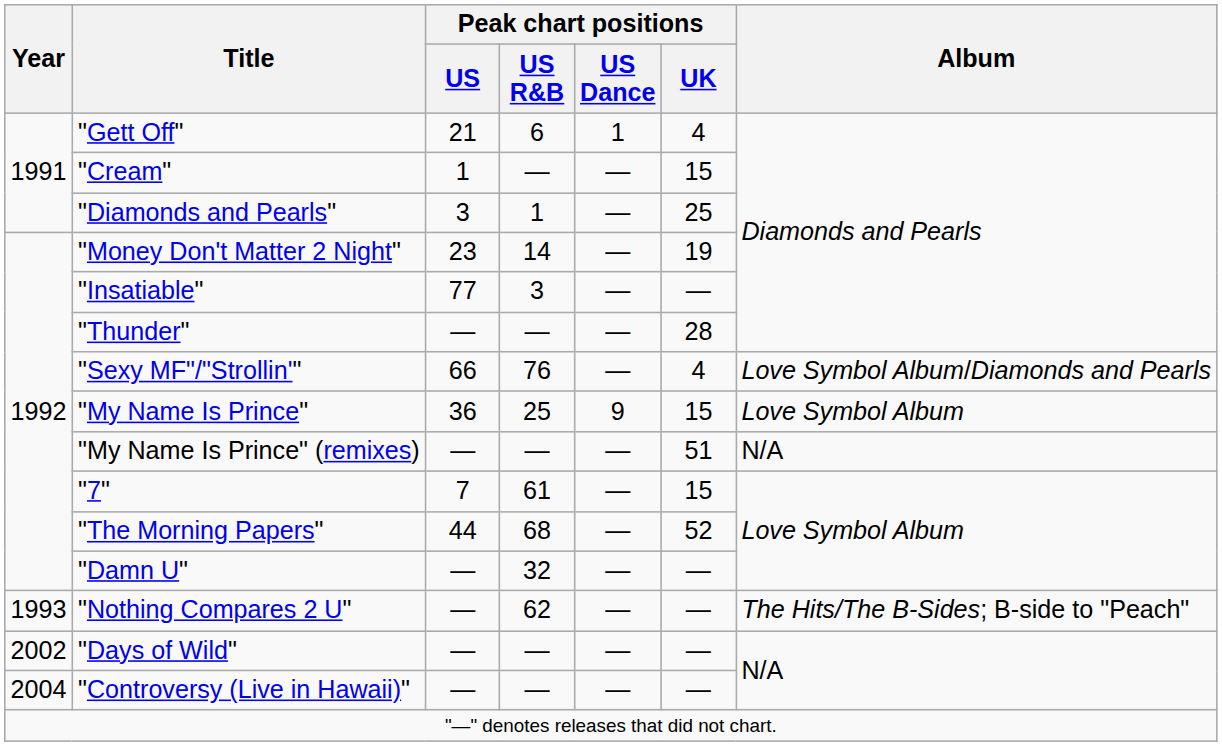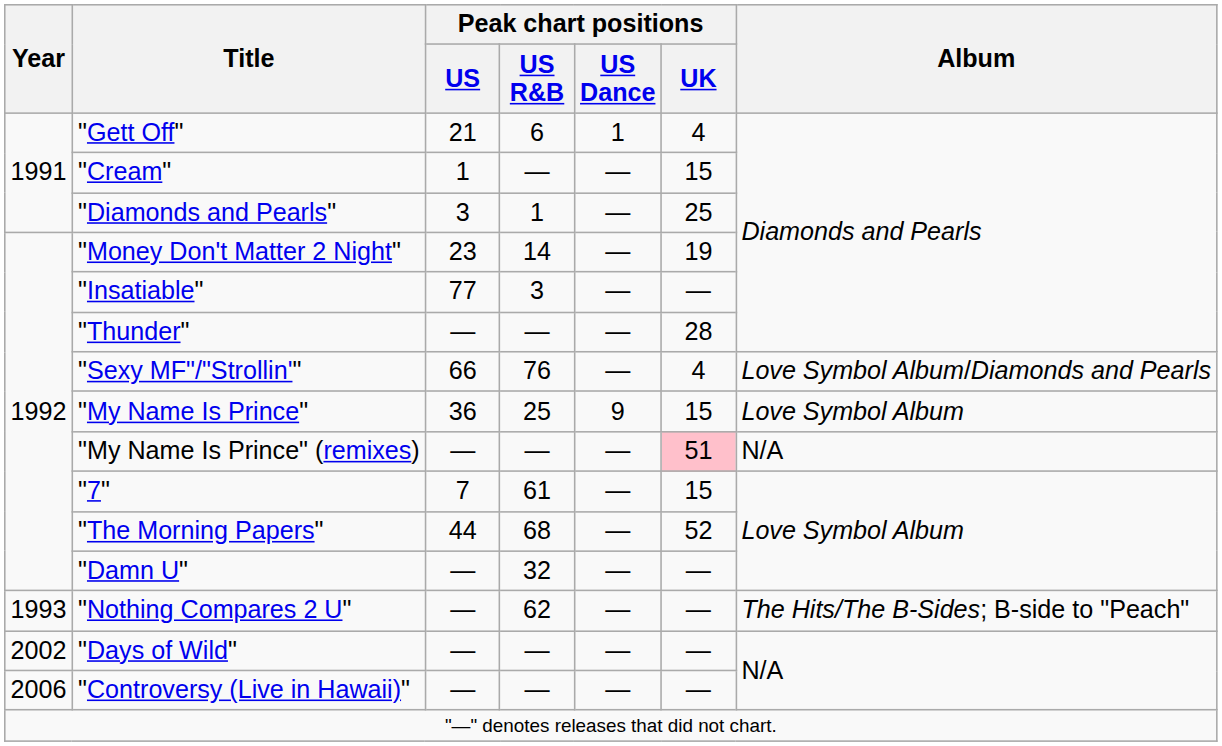(698, 451) no background -> (698, 451) pink background
(39, 690) 2004 -> (39, 690) 2006
